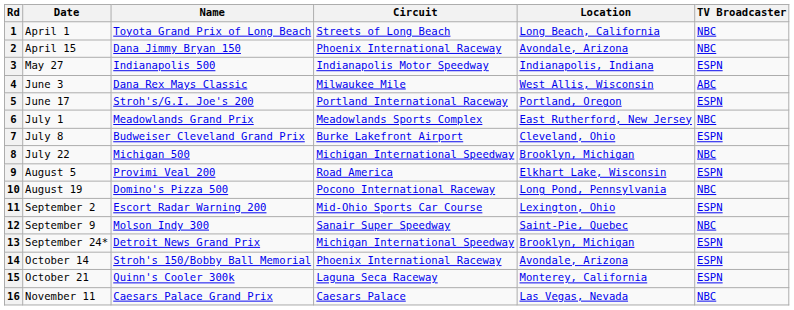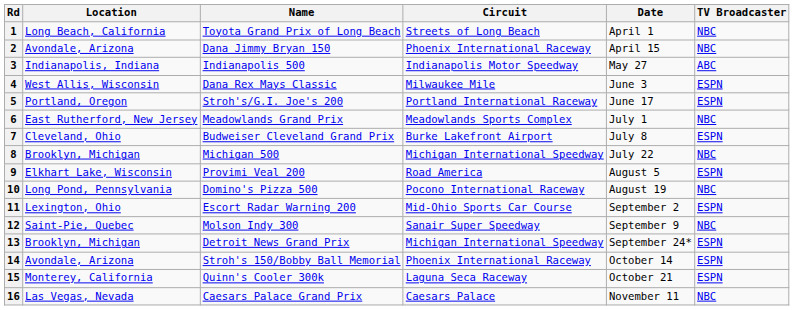columns swapped: (67, 13) <-> (606, 13)
(710, 66) ESPN -> (707, 66) ABC
(707, 84) ABC -> (710, 84) ESPN
